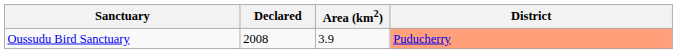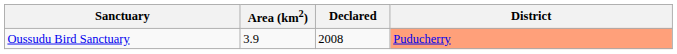columns swapped: (278, 16) <-> (353, 16)
